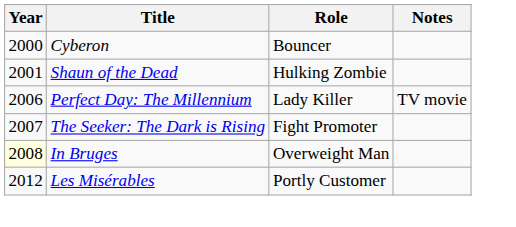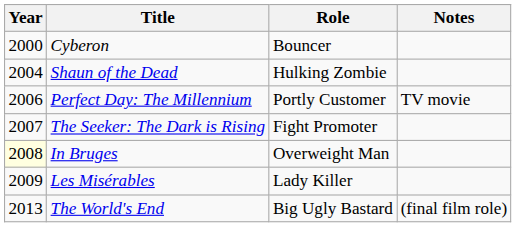(26, 72) 2001 -> (26, 72) 2004
(313, 99) Lady Killer -> (329, 99) Portly Customer
(26, 180) 2012 -> (26, 180) 2009
(329, 180) Portly Customer -> (313, 180) Lady Killer
+ row: (107, 208)
